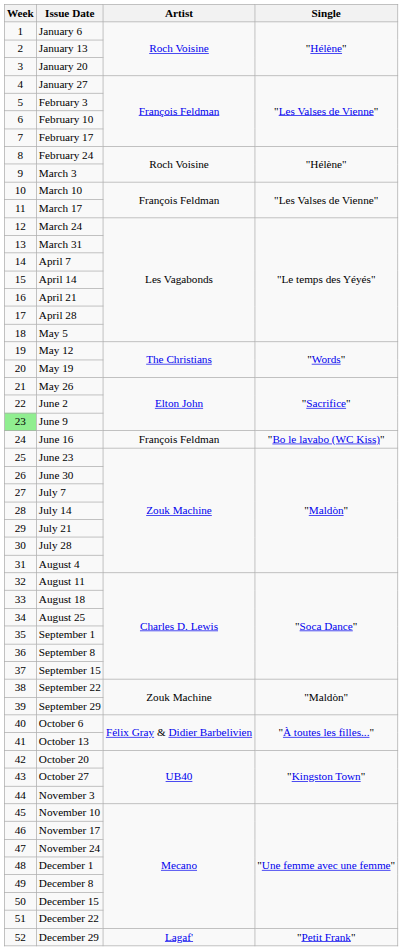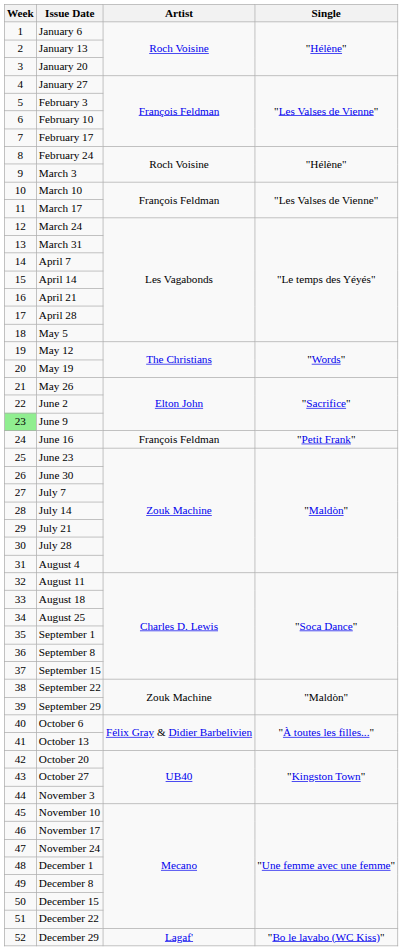(326, 439) "Bo le lavabo (WC Kiss)" -> (326, 439) "Petit Frank"
(326, 937) "Petit Frank" -> (326, 937) "Bo le lavabo (WC Kiss)"
